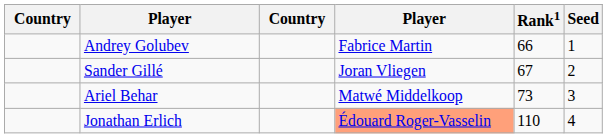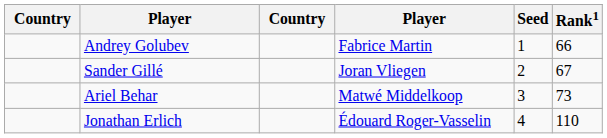columns swapped: (539, 19) <-> (583, 19)
(415, 120) lightsalmon background -> (415, 120) no background
